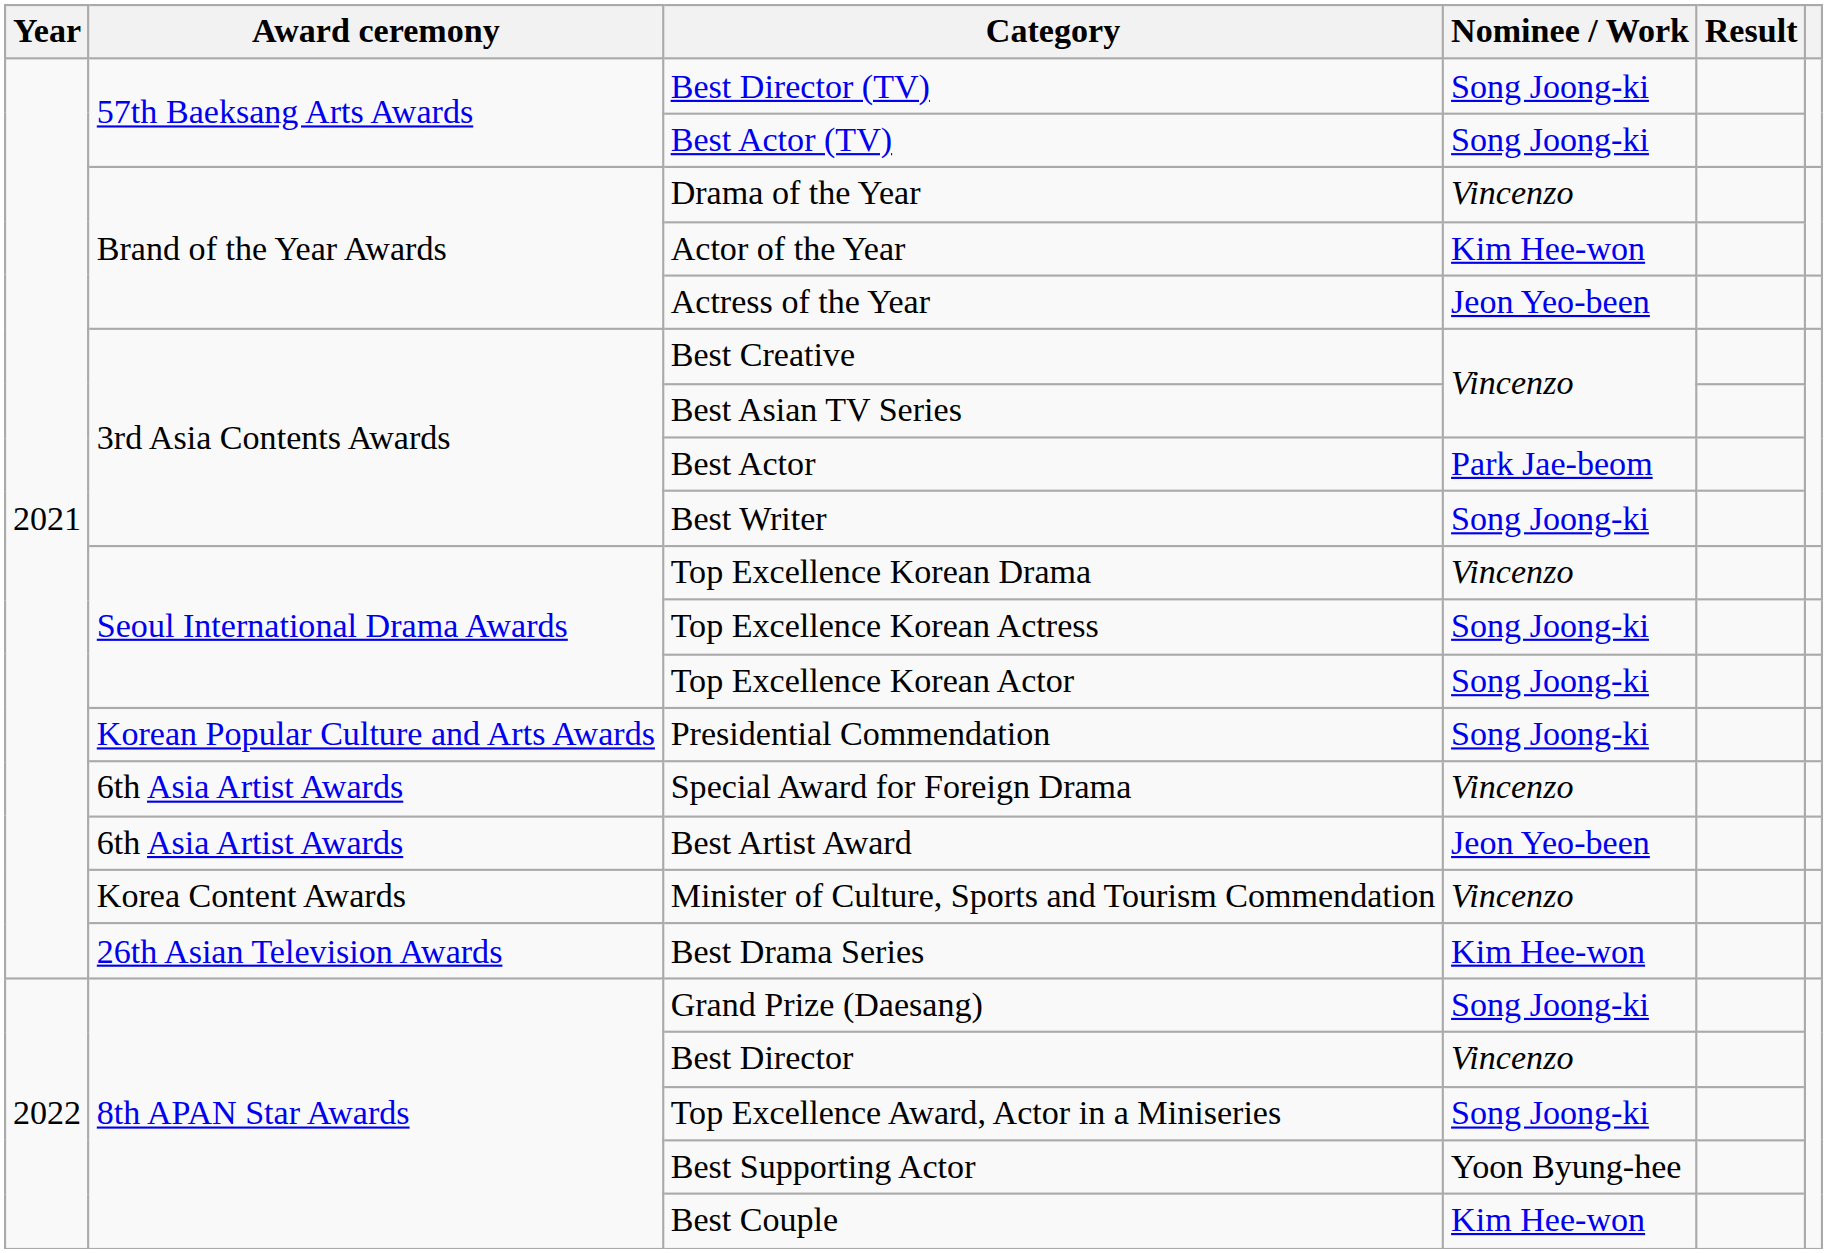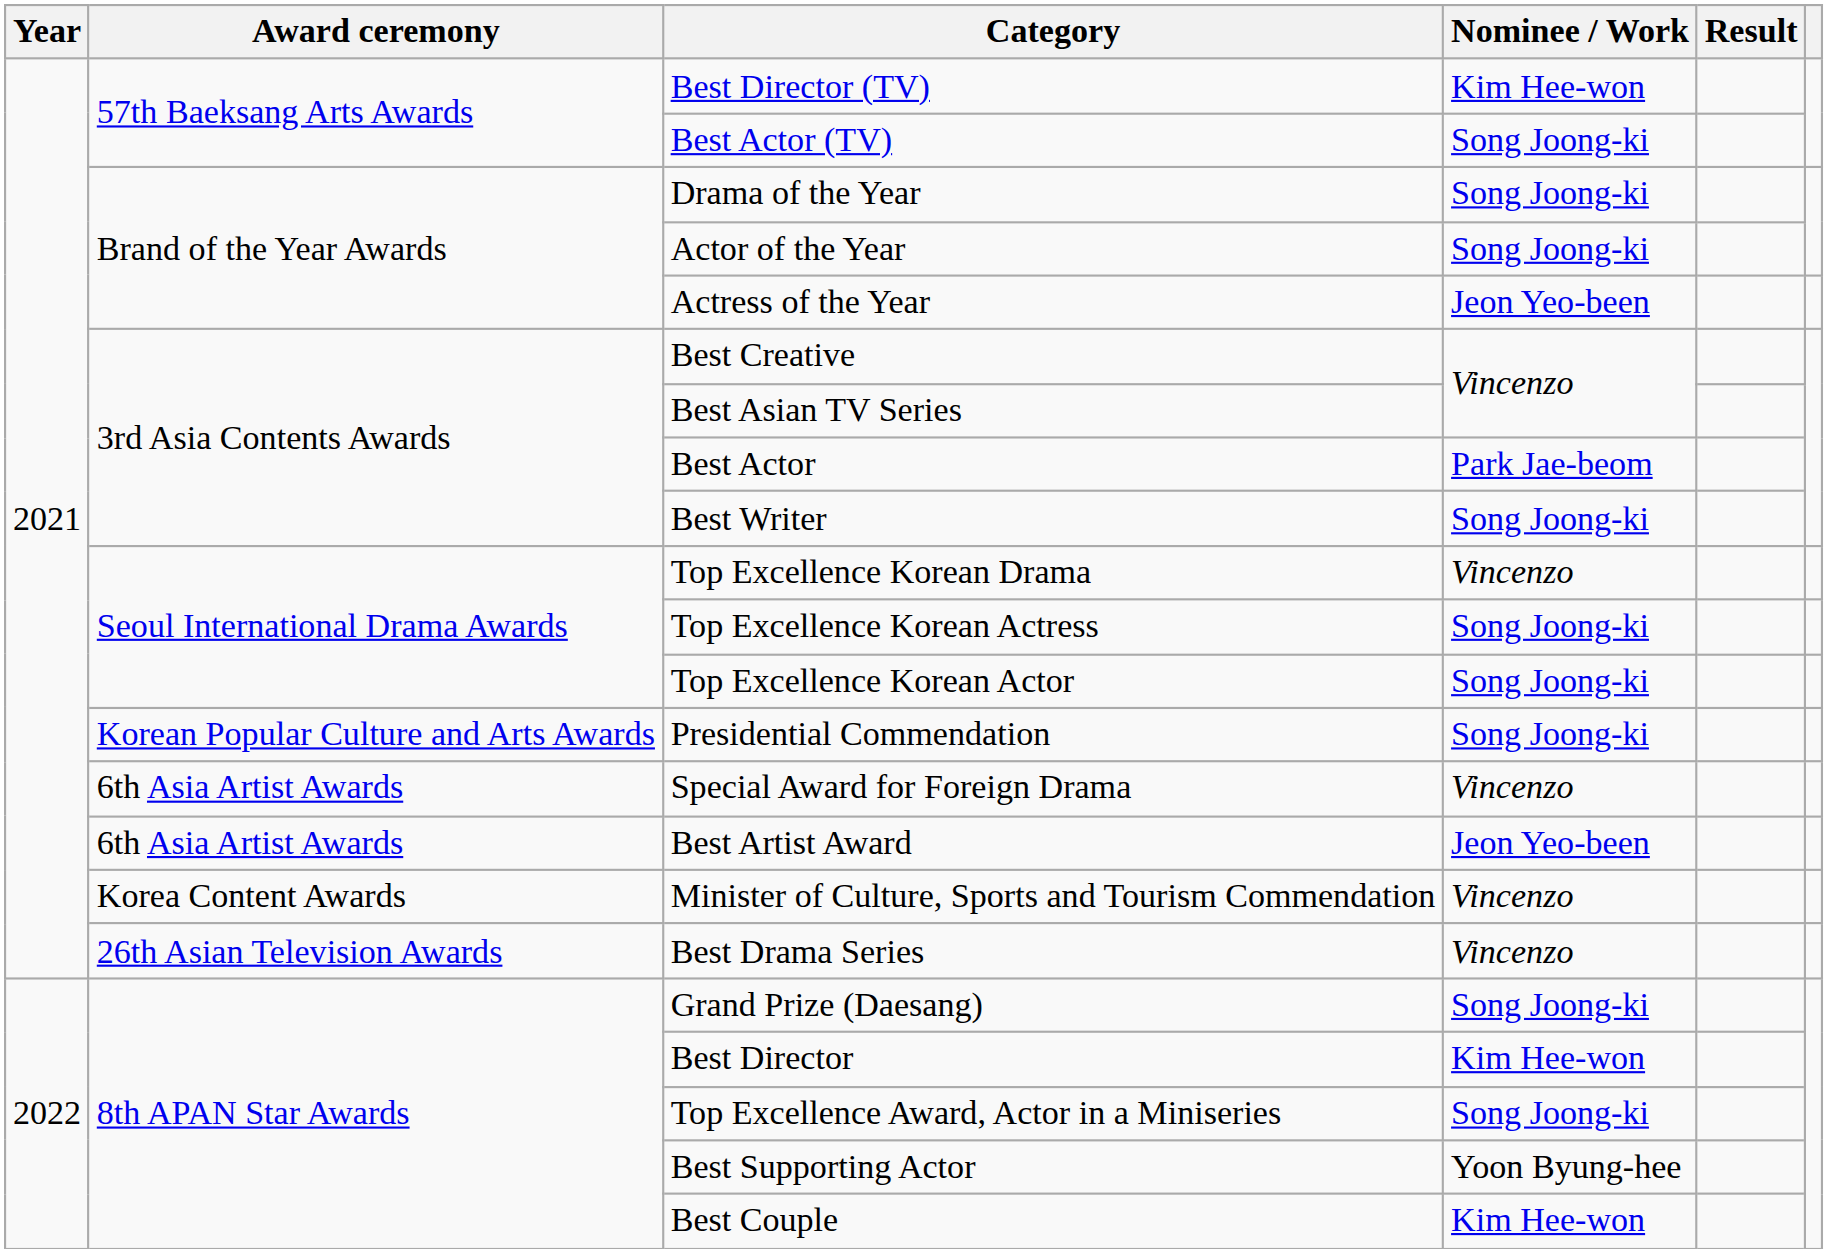(1550, 85) Song Joong-ki -> (1548, 85) Kim Hee-won
(1512, 193) Vincenzo -> (1550, 193) Song Joong-ki
(1548, 247) Kim Hee-won -> (1550, 247) Song Joong-ki
(1548, 950) Kim Hee-won -> (1512, 950) Vincenzo
(1512, 1058) Vincenzo -> (1548, 1058) Kim Hee-won
